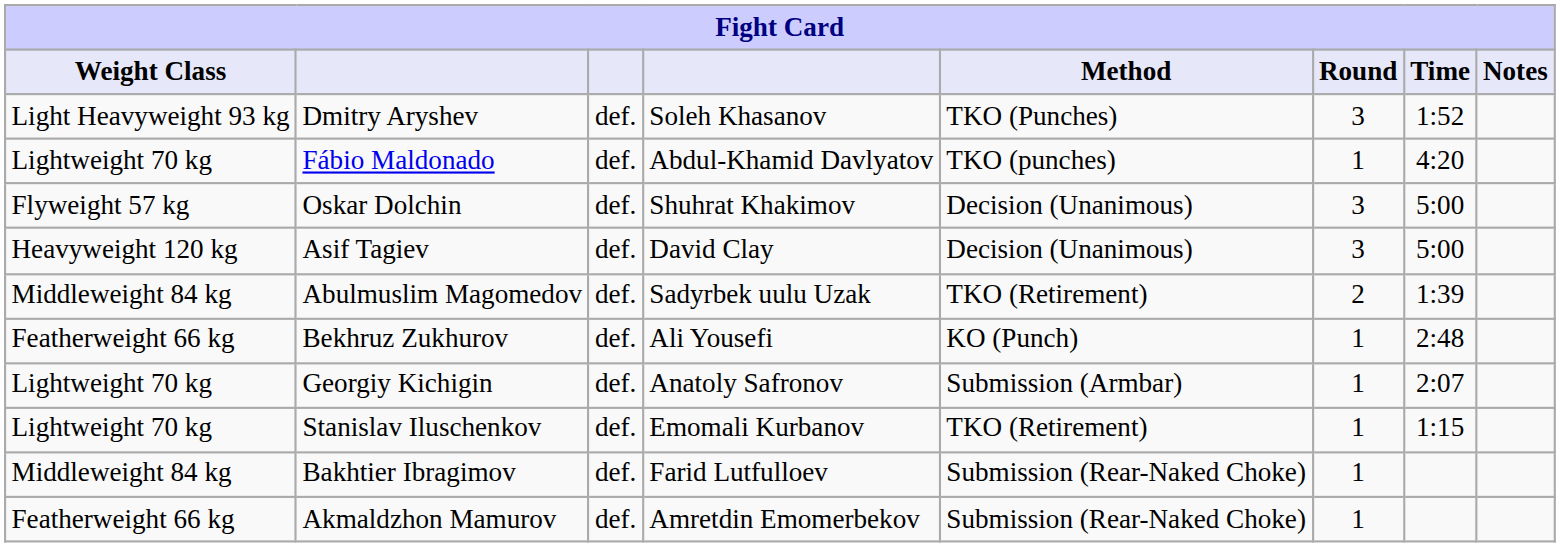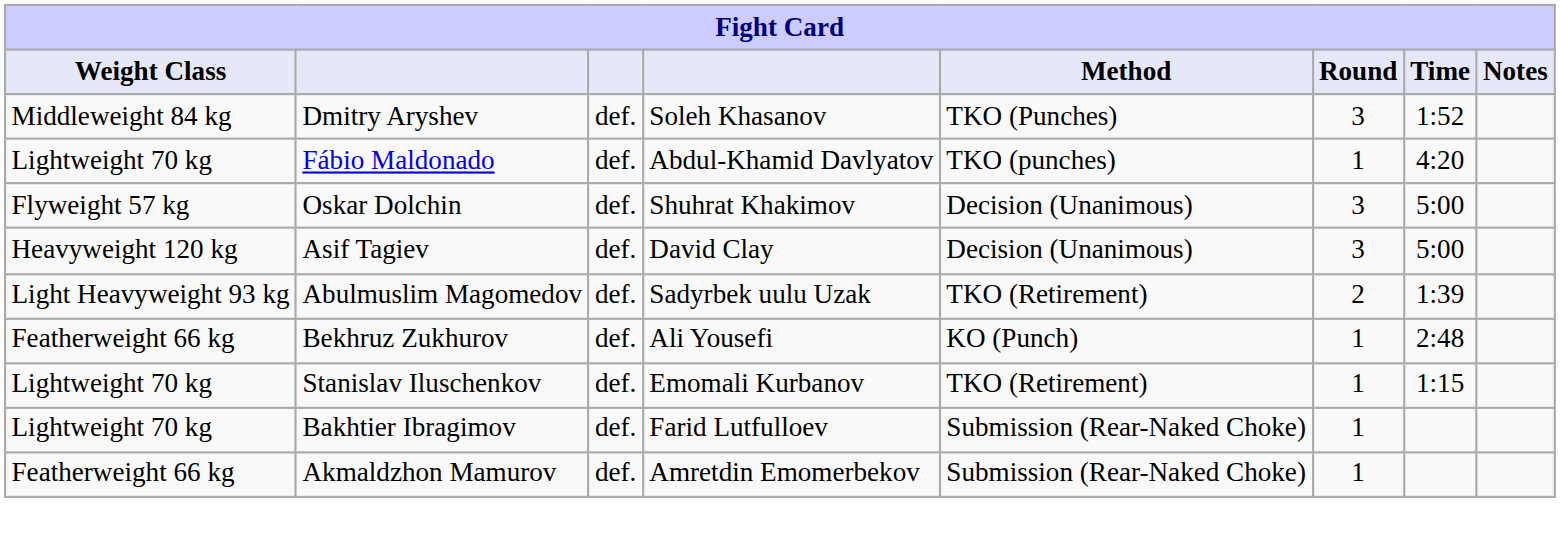(151, 116) Light Heavyweight 93 kg -> (122, 116) Middleweight 84 kg
(122, 294) Middleweight 84 kg -> (151, 294) Light Heavyweight 93 kg
- row: (398, 384)
(122, 473) Middleweight 84 kg -> (112, 429) Lightweight 70 kg
